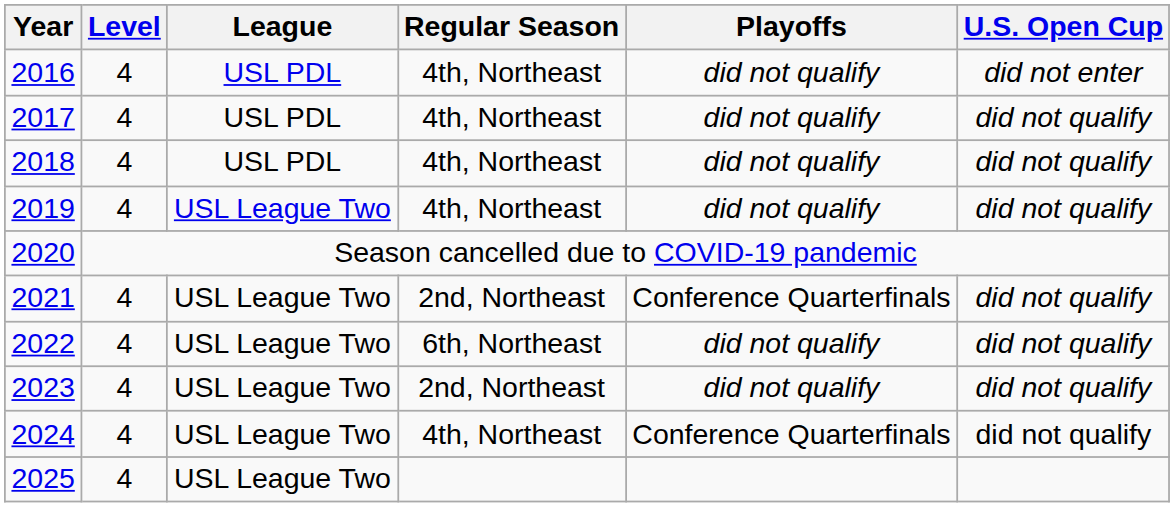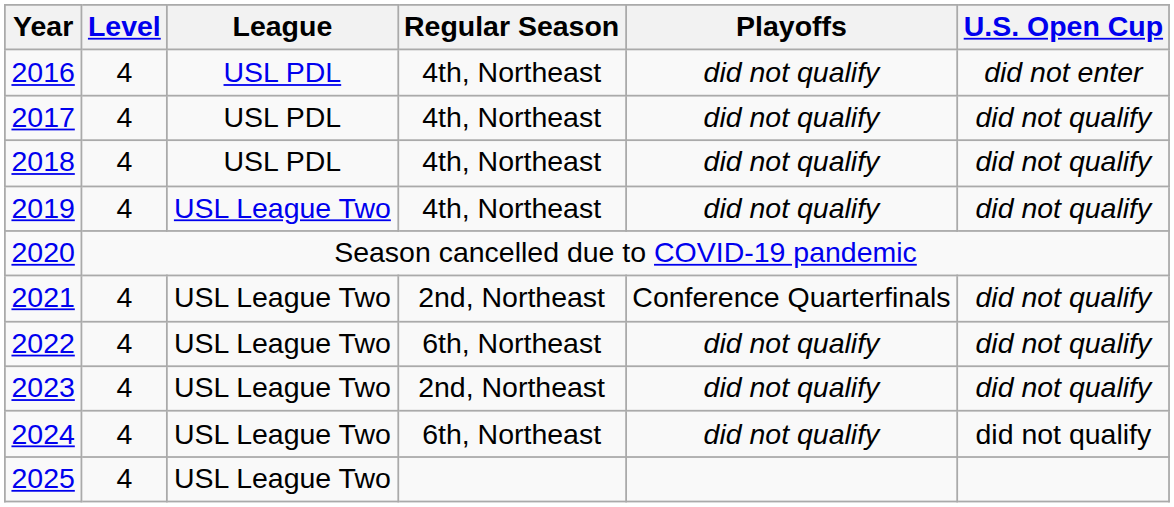(512, 433) 4th, Northeast -> (512, 433) 6th, Northeast
(791, 433) Conference Quarterfinals -> (791, 433) did not qualify
